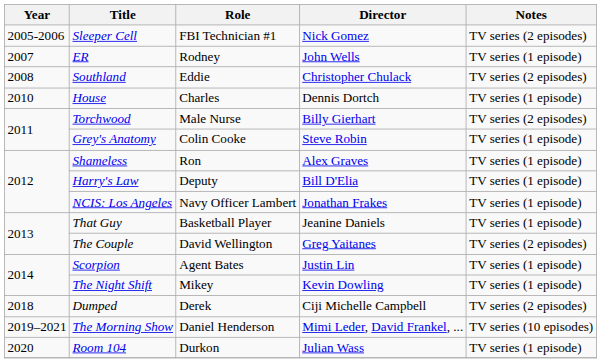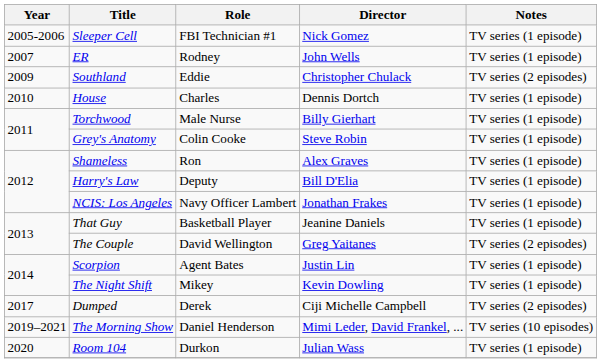(528, 35) TV series (2 episodes) -> (525, 35) TV series (1 episode)
(21, 77) 2008 -> (21, 77) 2009
(528, 118) TV series (2 episodes) -> (525, 118) TV series (1 episode)
(21, 306) 2018 -> (21, 306) 2017
